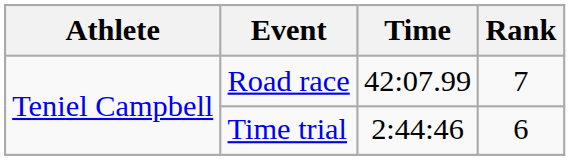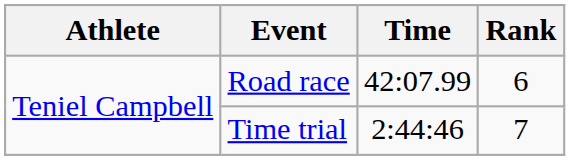(521, 80) 7 -> (521, 80) 6
(521, 130) 6 -> (521, 130) 7
